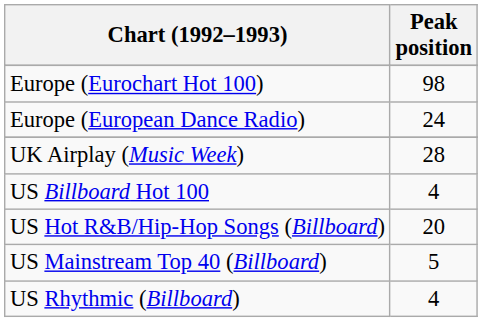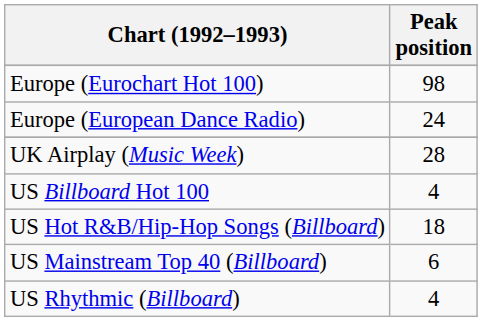(434, 226) 20 -> (434, 226) 18
(434, 262) 5 -> (434, 262) 6
